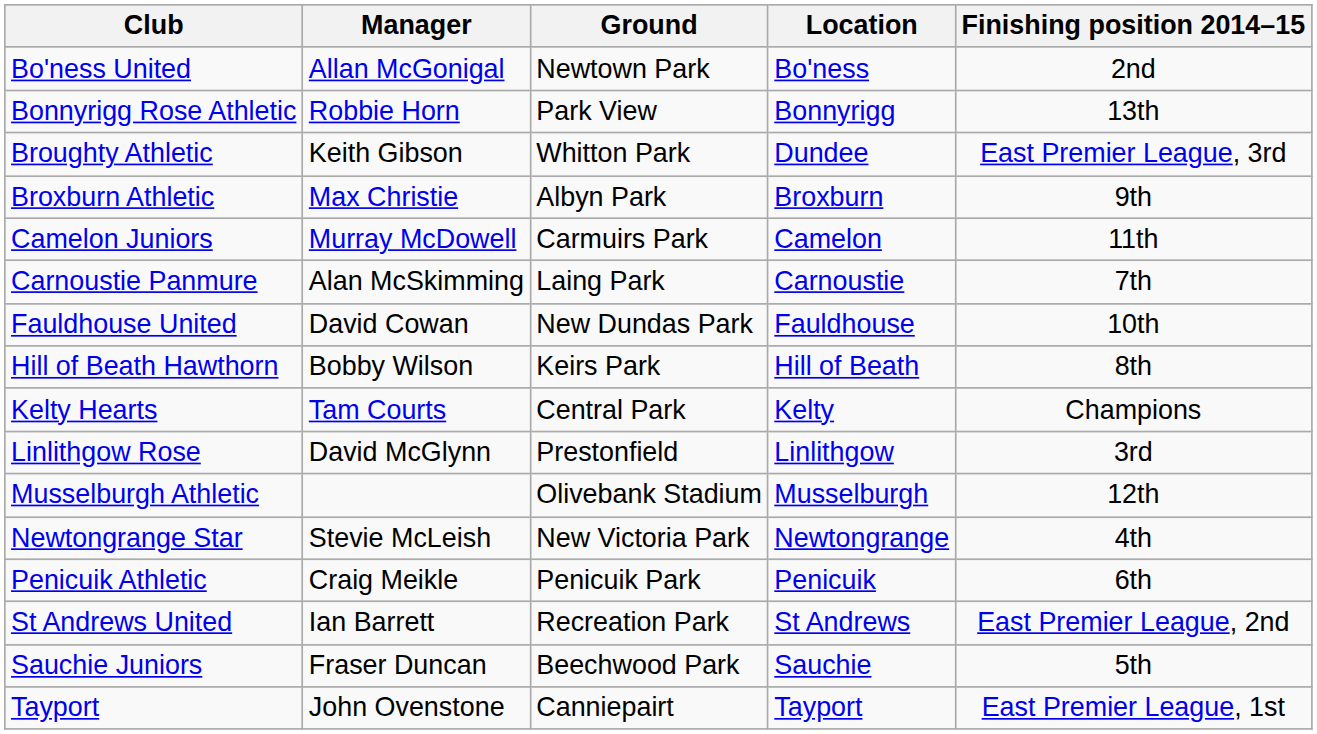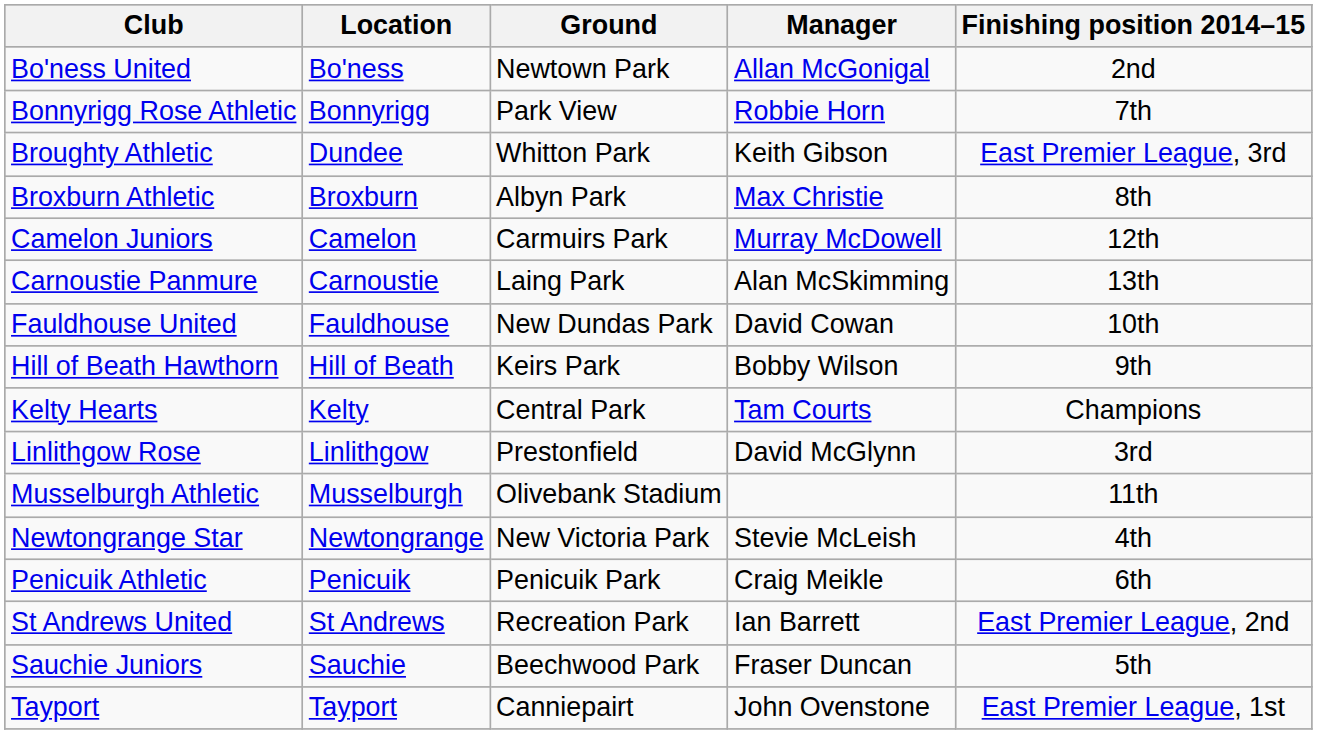columns swapped: (862, 25) <-> (416, 25)
(1133, 111) 13th -> (1133, 111) 7th
(1133, 196) 9th -> (1133, 196) 8th
(1133, 238) 11th -> (1133, 238) 12th
(1133, 281) 7th -> (1133, 281) 13th
(1133, 366) 8th -> (1133, 366) 9th
(1133, 494) 12th -> (1133, 494) 11th
